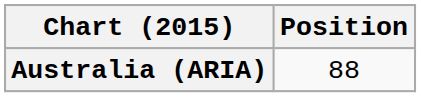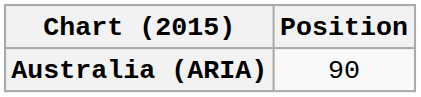(344, 70) 88 -> (344, 70) 90
